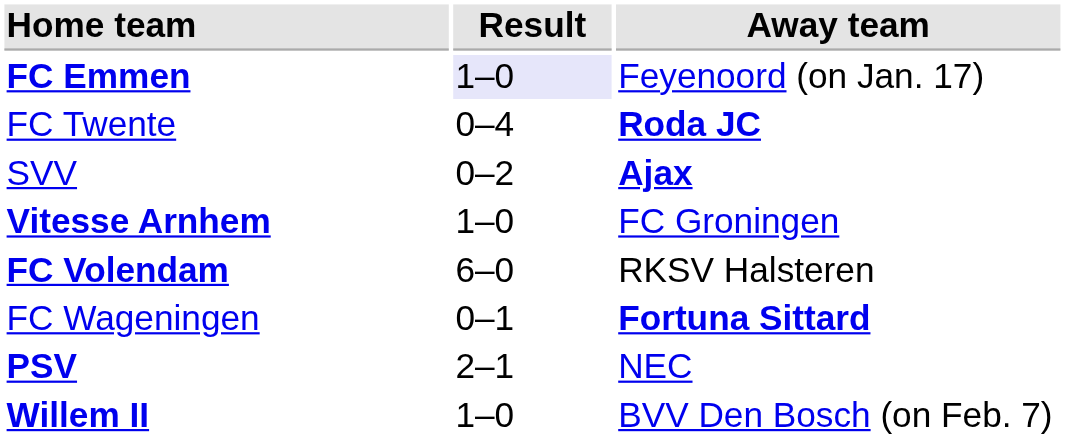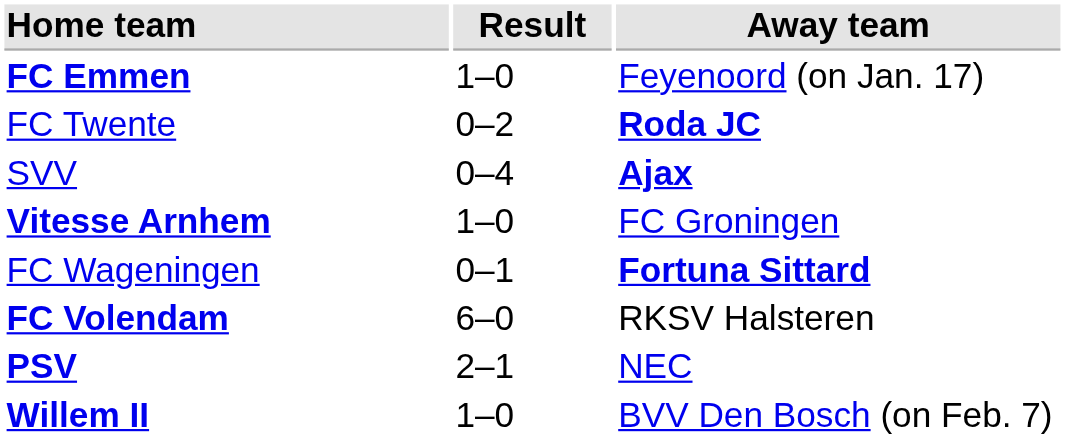(485, 76) lavender background -> (485, 76) no background
(485, 124) 0–4 -> (485, 124) 0–2
(485, 173) 0–2 -> (485, 173) 0–4
rows swapped: (118, 270) <-> (133, 318)
